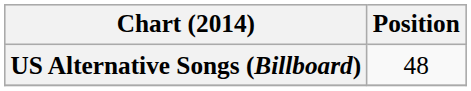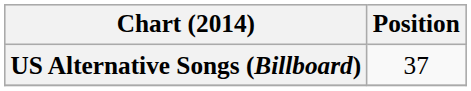(416, 64) 48 -> (416, 64) 37
